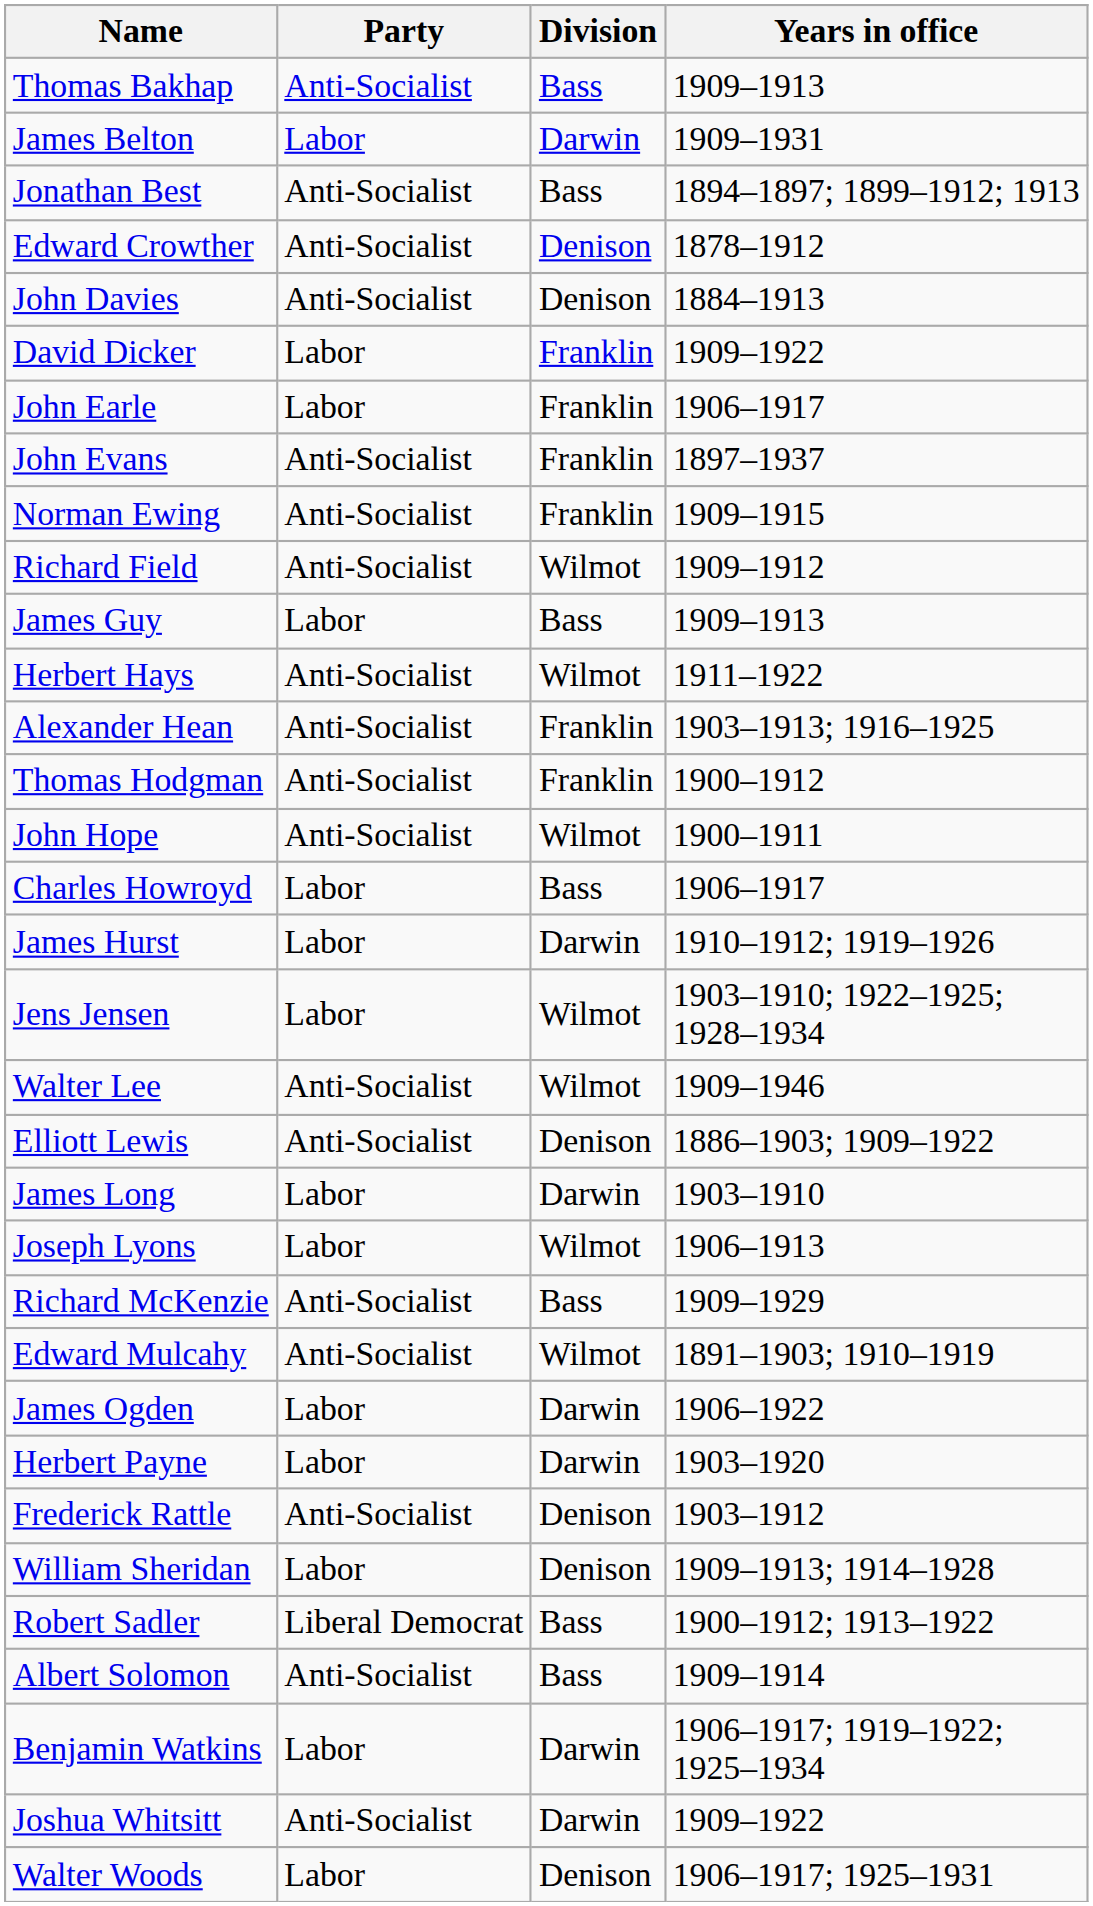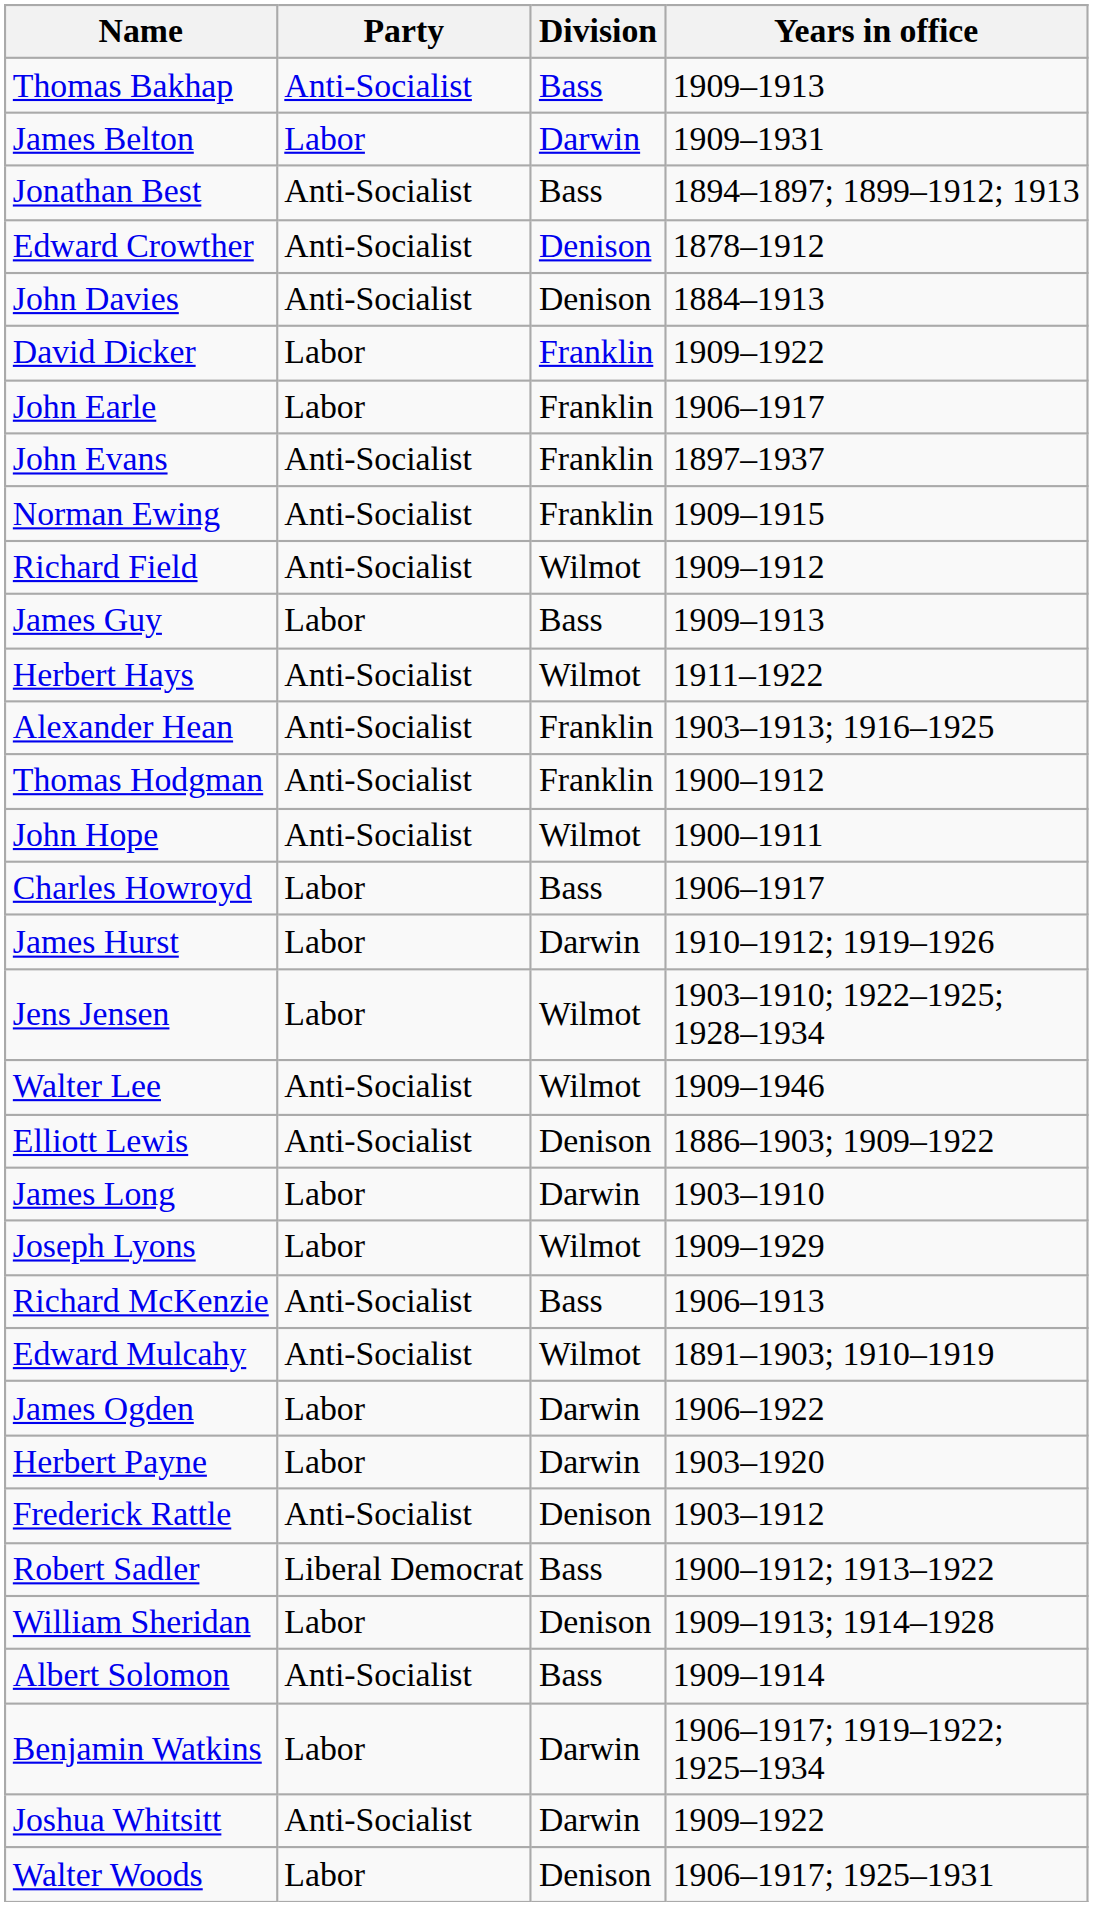(749, 1247) 1906–1913 -> (749, 1247) 1909–1929
(749, 1300) 1909–1929 -> (749, 1300) 1906–1913
rows swapped: (106, 1621) <-> (132, 1568)
